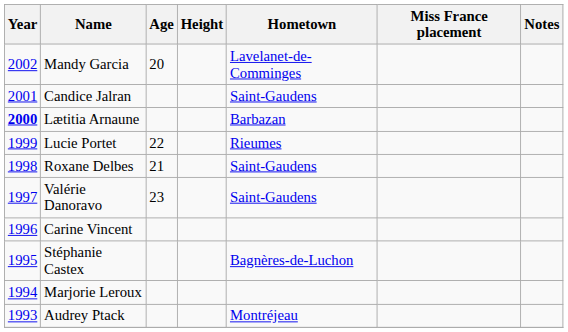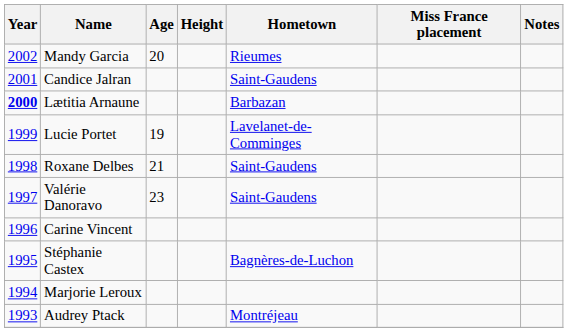(271, 64) Lavelanet-de-Comminges -> (256, 56) Rieumes
(157, 142) 22 -> (157, 134) 19
(256, 142) Rieumes -> (271, 134) Lavelanet-de-Comminges
